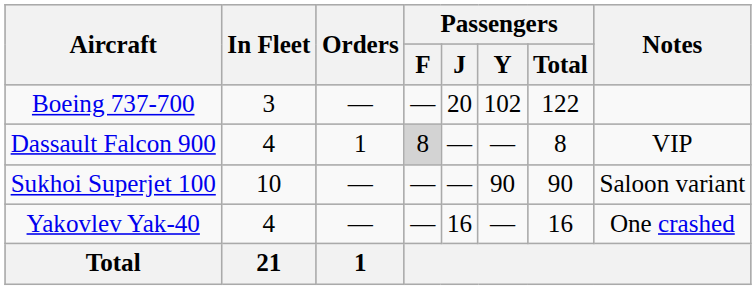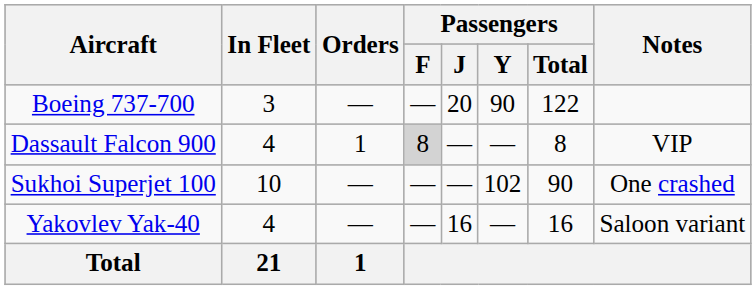(503, 104) 102 -> (503, 104) 90
(503, 183) 90 -> (503, 183) 102
(672, 183) Saloon variant -> (672, 183) One crashed
(672, 223) One crashed -> (672, 223) Saloon variant
